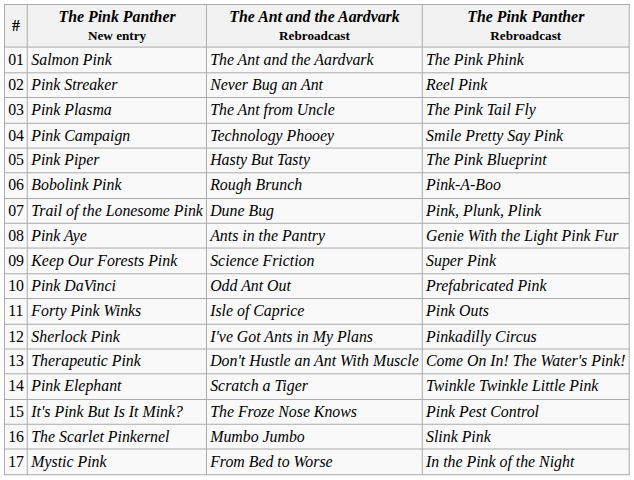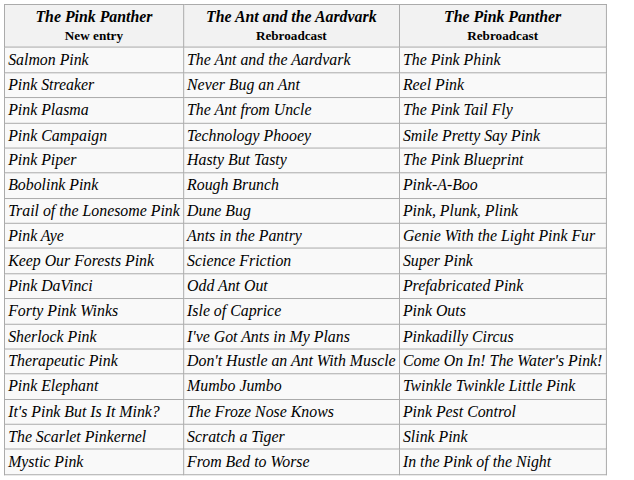- column: (16, 25)
(259, 386) Scratch a Tiger -> (234, 386) Mumbo Jumbo
(257, 436) Mumbo Jumbo -> (236, 436) Scratch a Tiger
